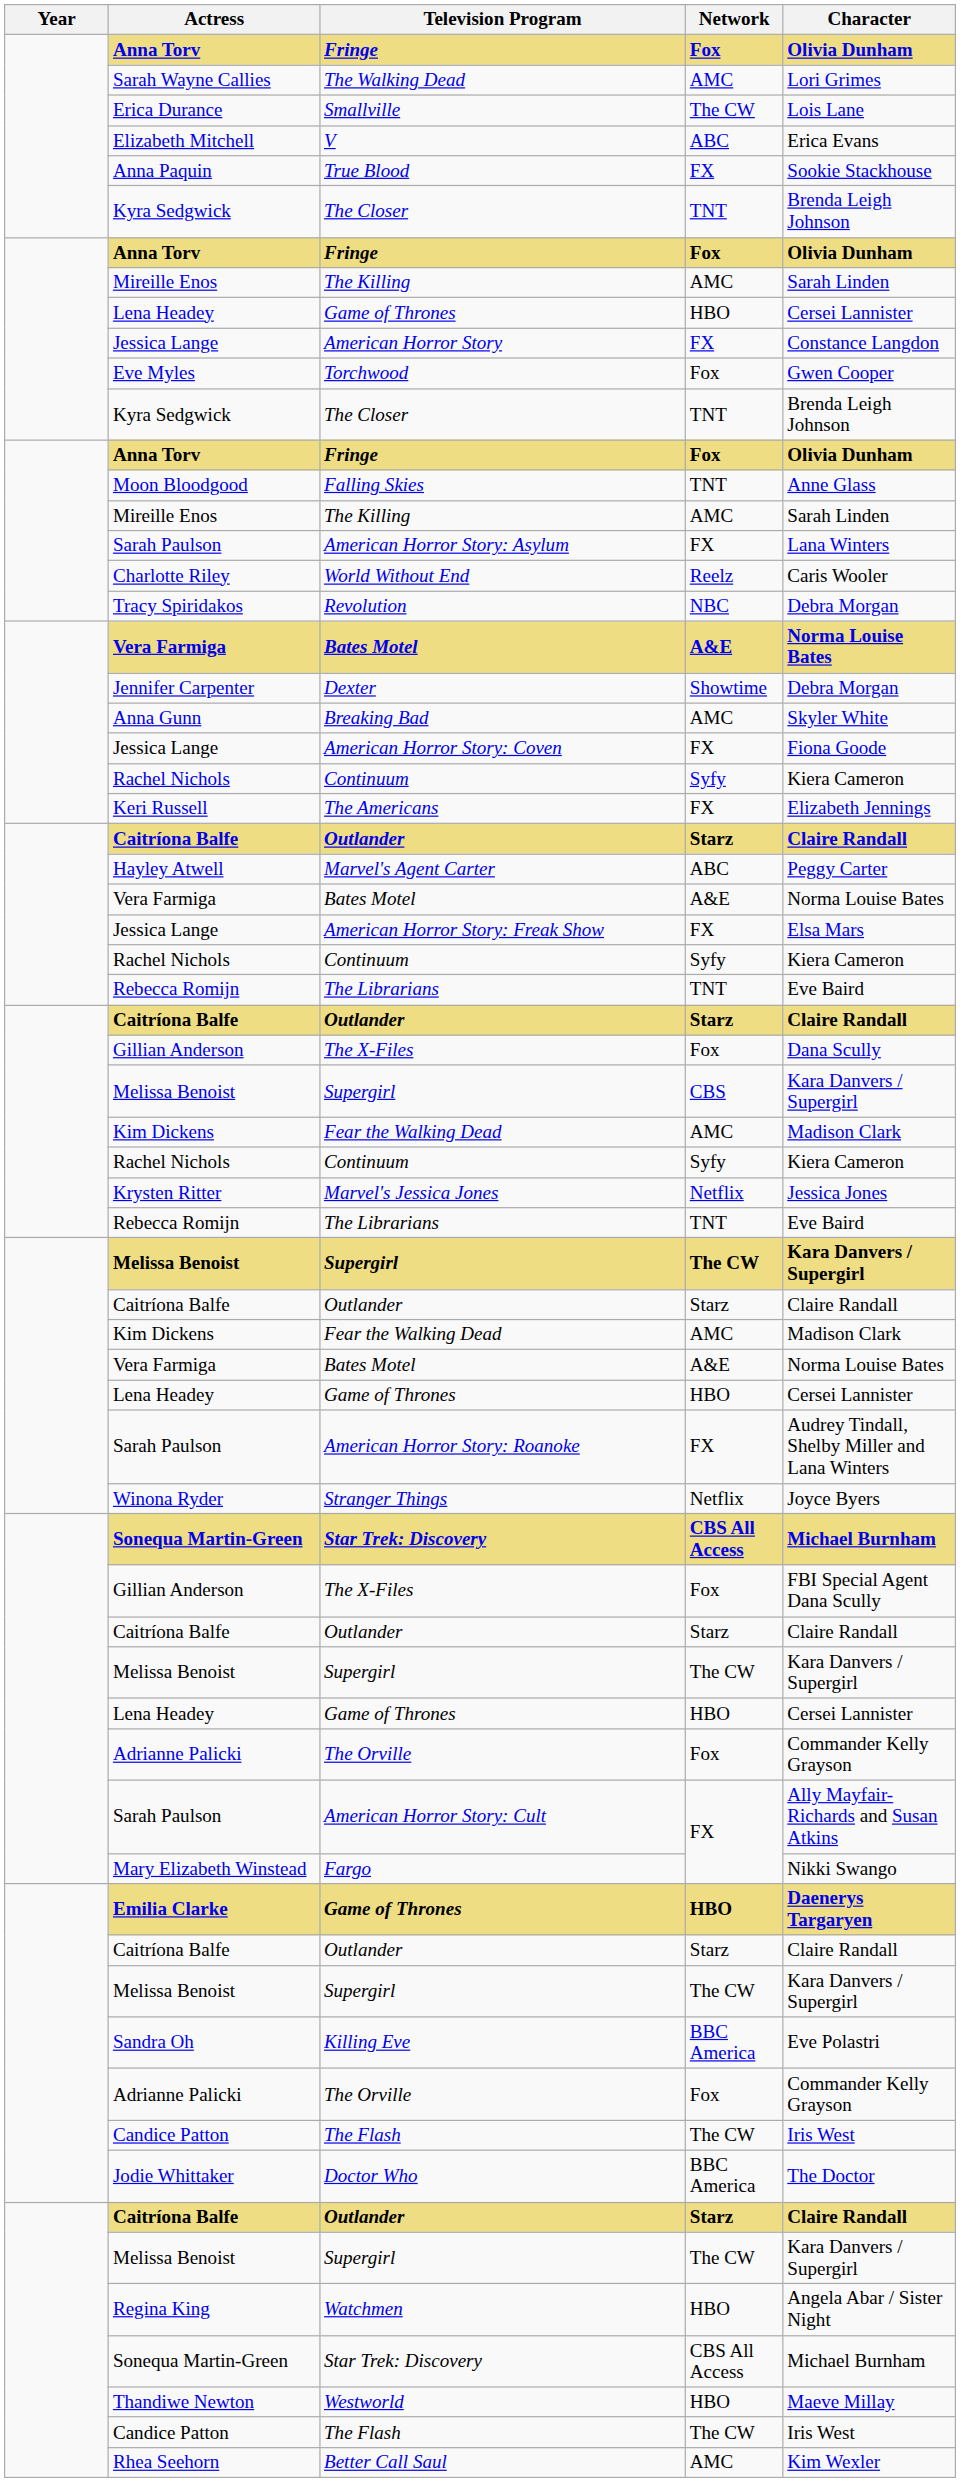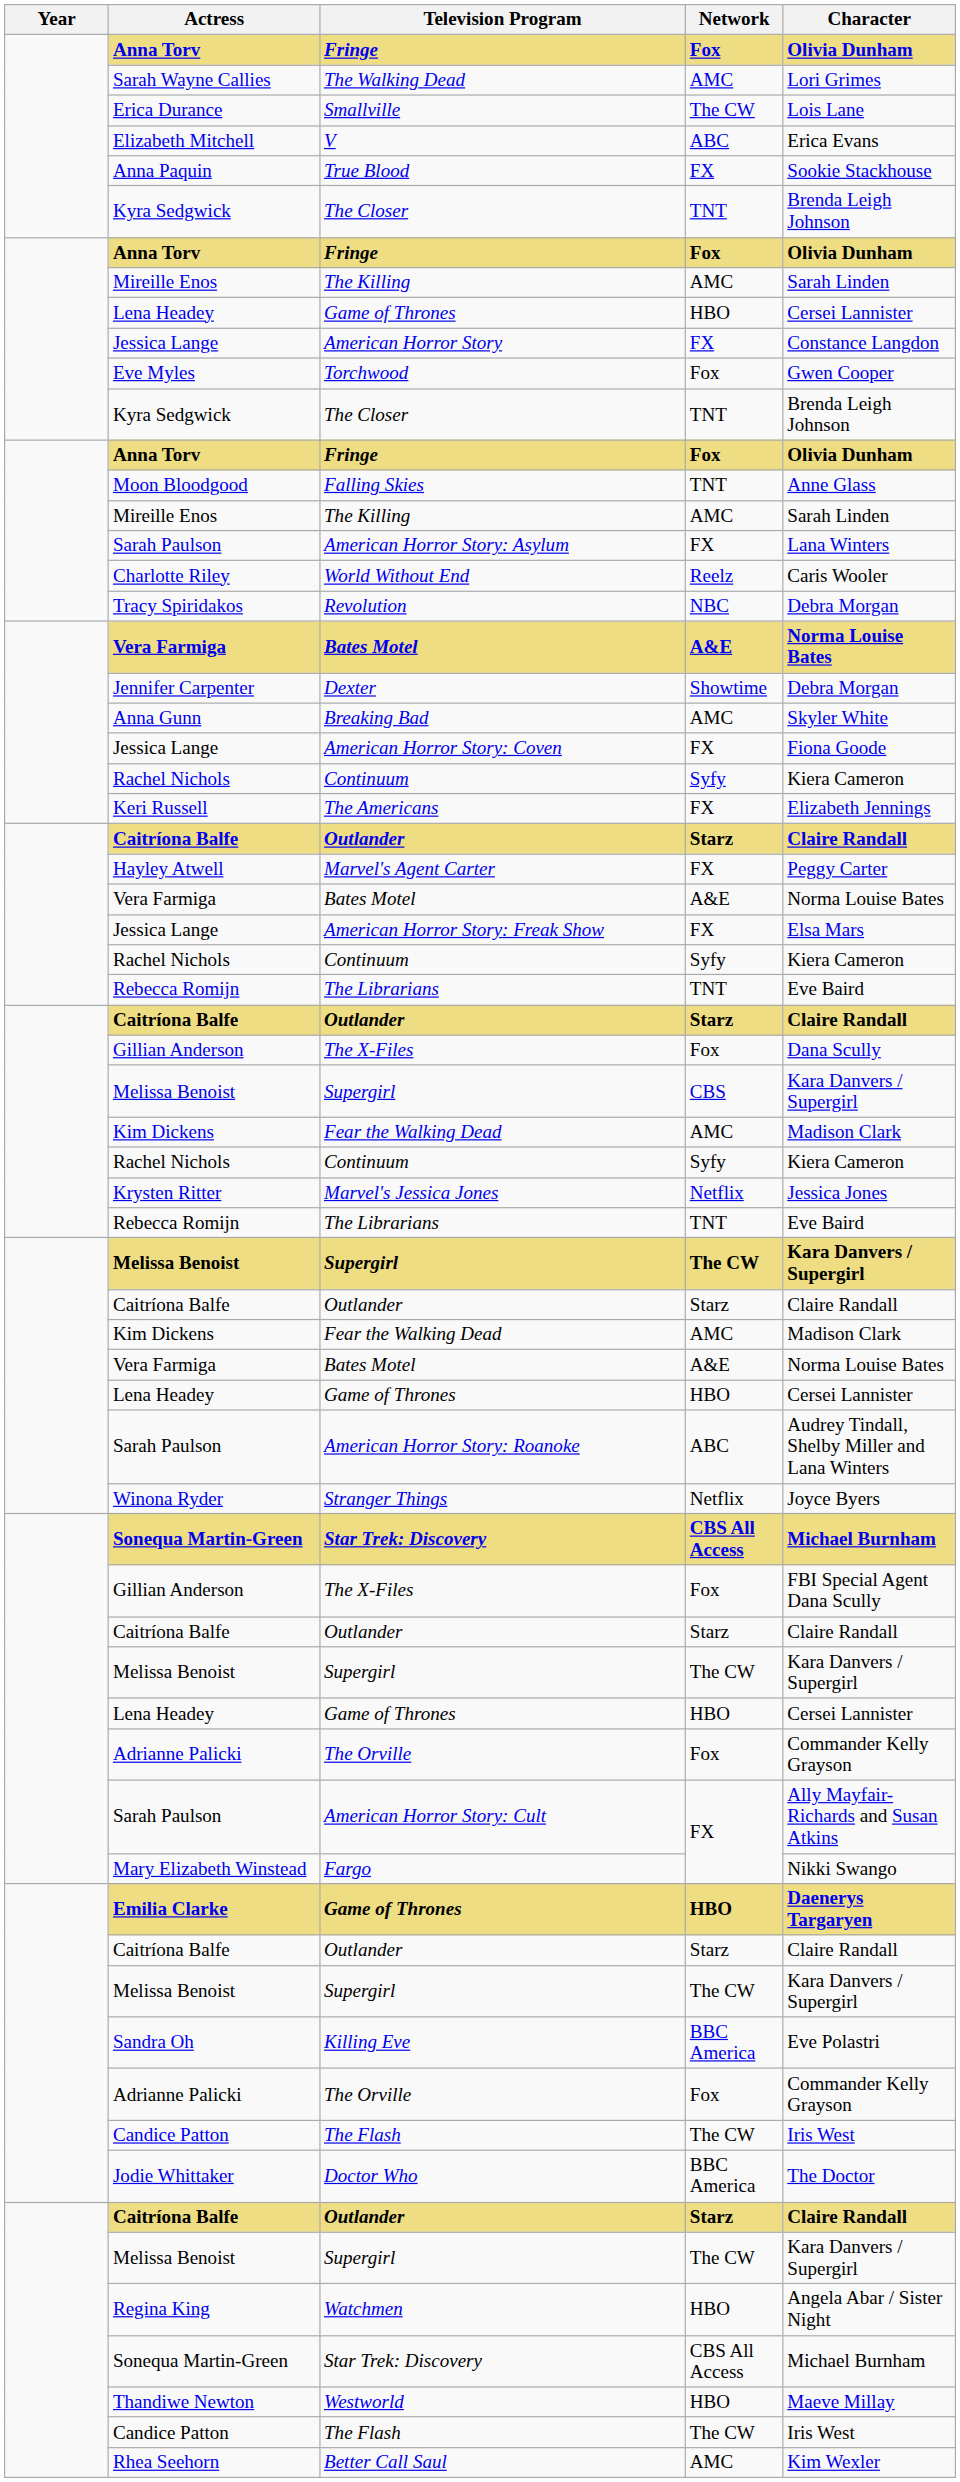(709, 868) ABC -> (702, 868) FX
(702, 1446) FX -> (709, 1446) ABC
